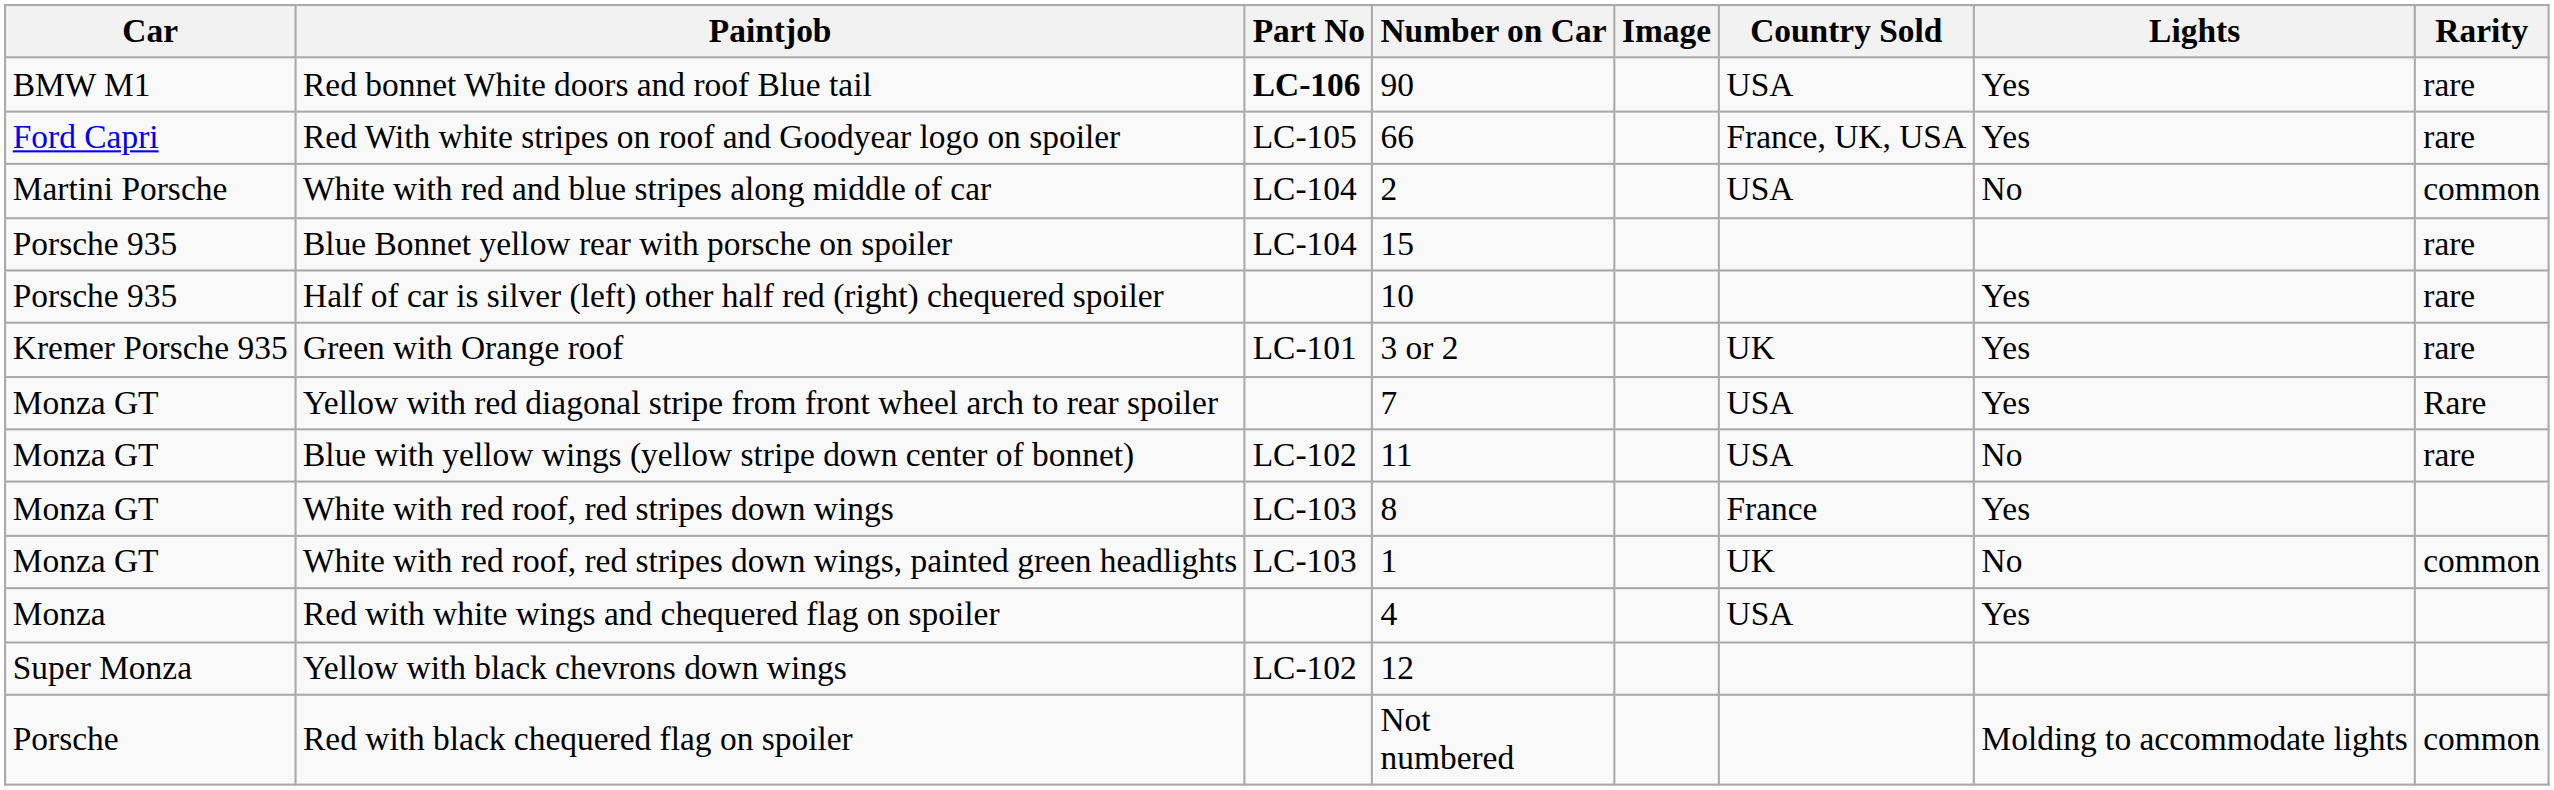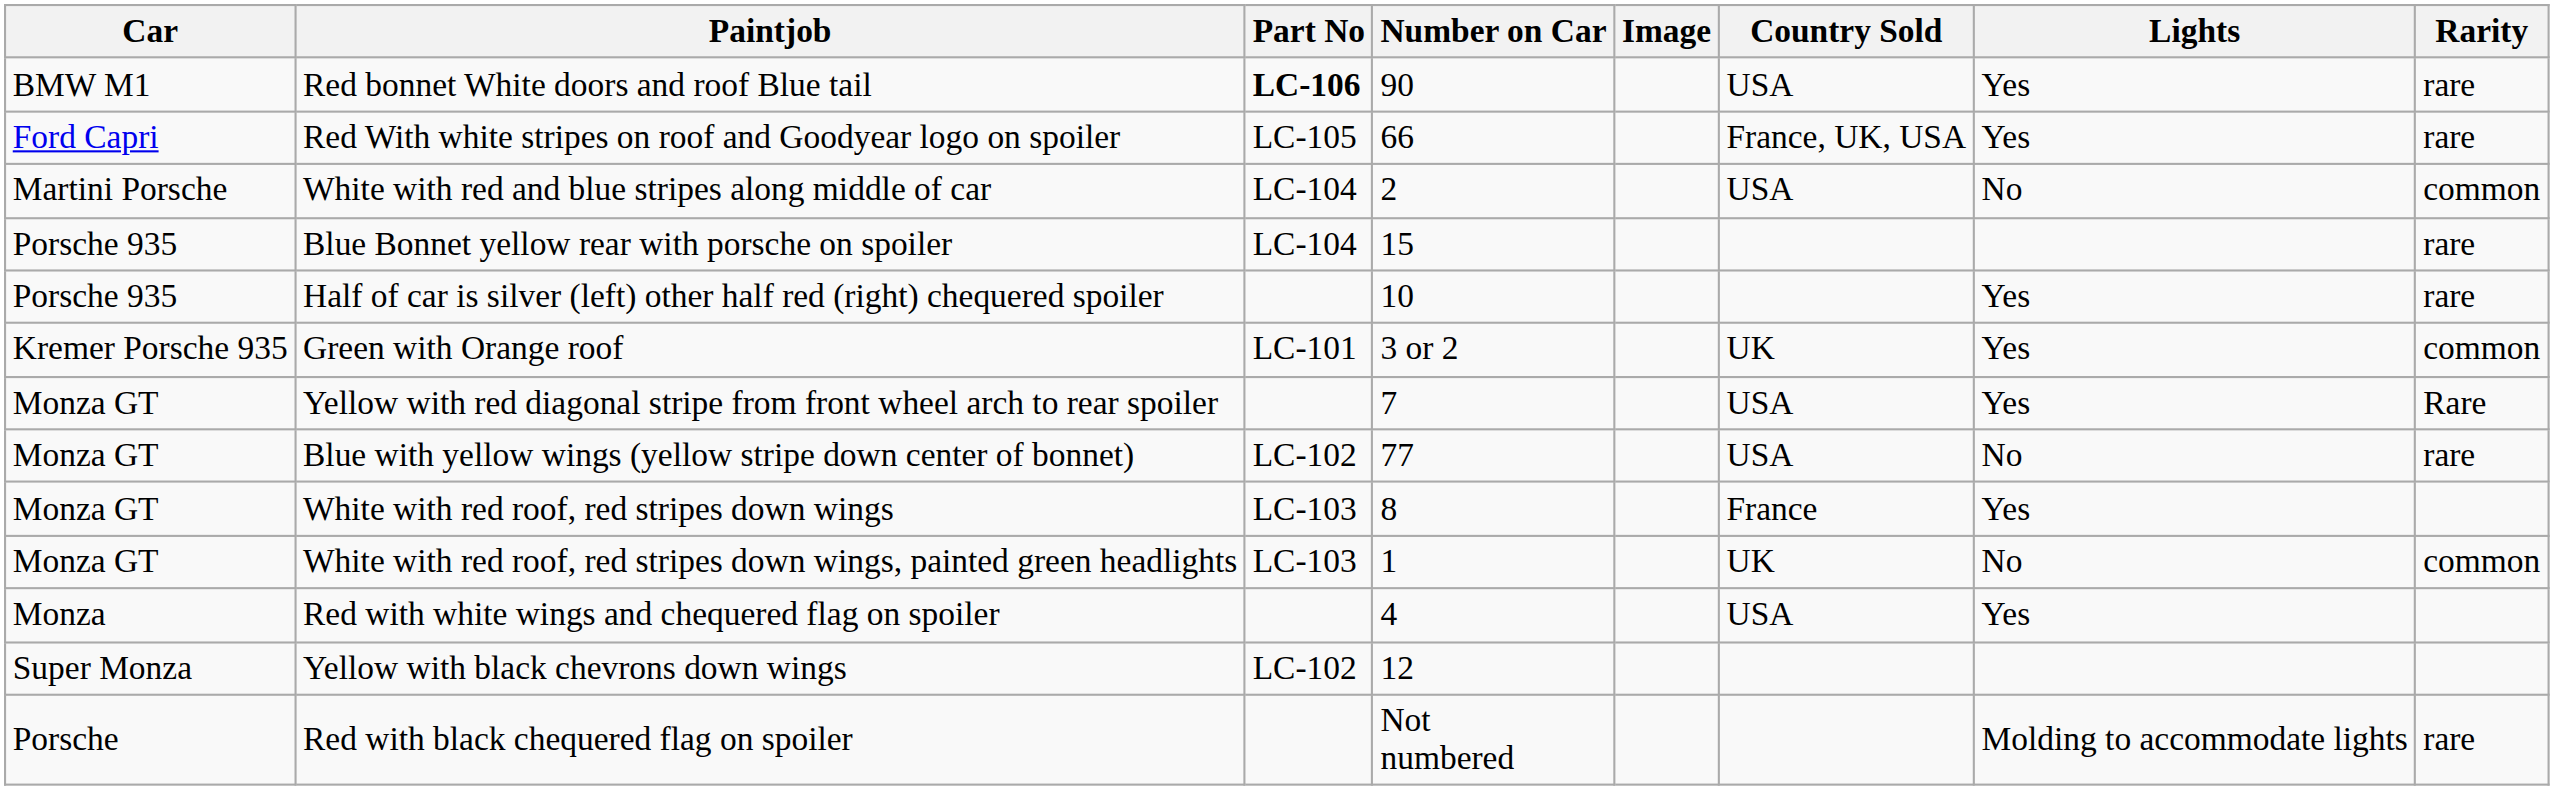(2449, 349) rare -> (2482, 349) common
(1397, 455) 11 -> (1397, 455) 77
(2482, 739) common -> (2449, 739) rare
